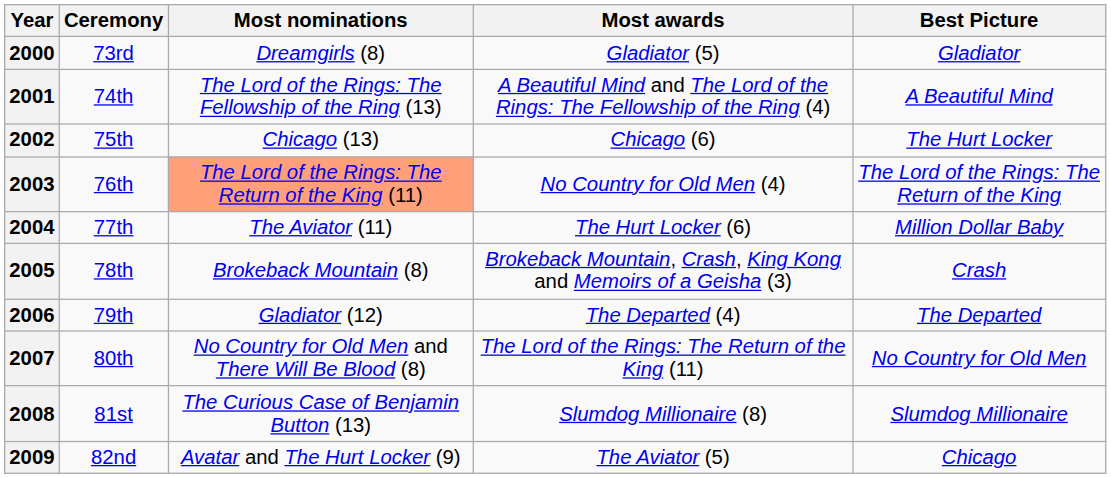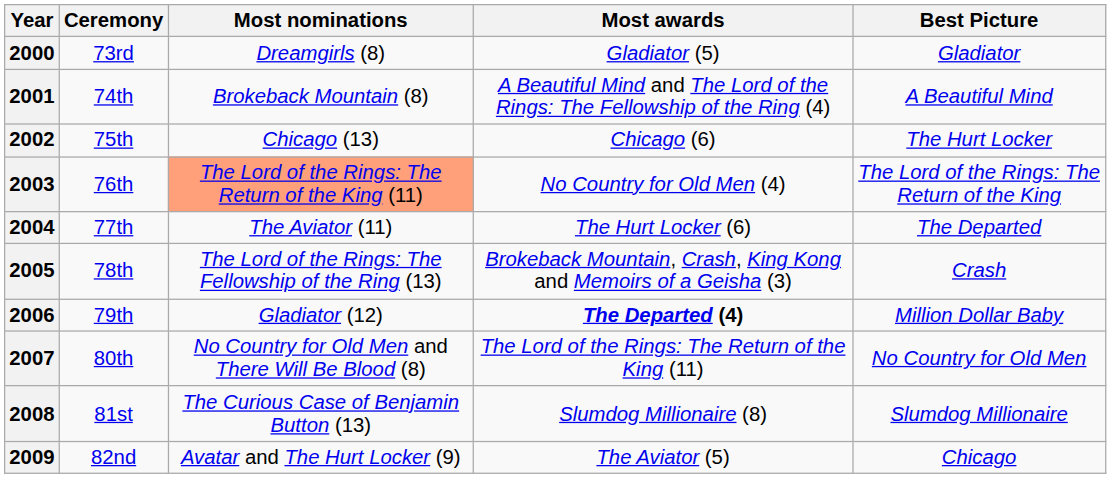(321, 96) The Lord of the Rings: The Fellowship of the Ring (13) -> (321, 96) Brokeback Mountain (8)
(979, 227) Million Dollar Baby -> (979, 227) The Departed
(321, 271) Brokeback Mountain (8) -> (321, 271) The Lord of the Rings: The Fellowship of the Ring (13)
(663, 314) normal -> (663, 314) bold
(979, 314) The Departed -> (979, 314) Million Dollar Baby
